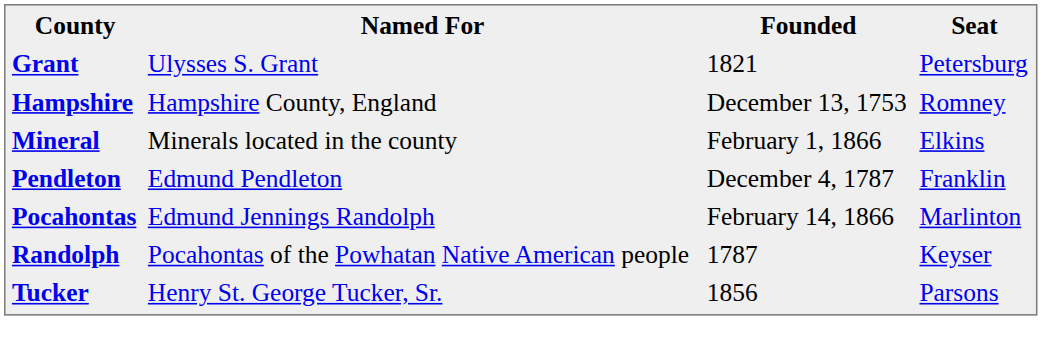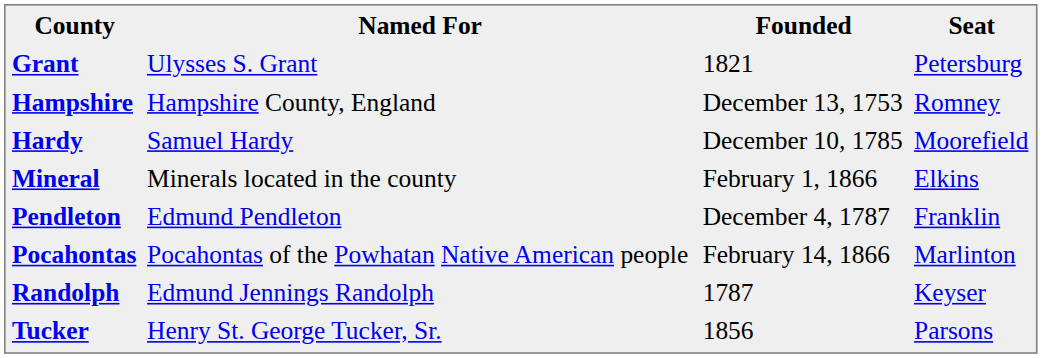+ row: (47, 140)
(291, 216) Edmund Jennings Randolph -> (418, 254) Pocahontas of the Powhatan Native American people
(418, 254) Pocahontas of the Powhatan Native American people -> (290, 293) Edmund Jennings Randolph
